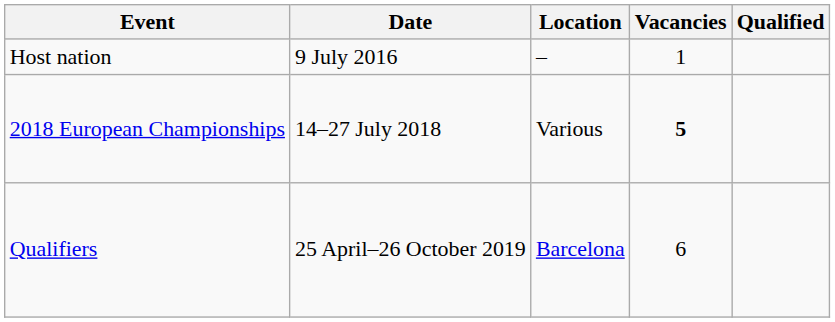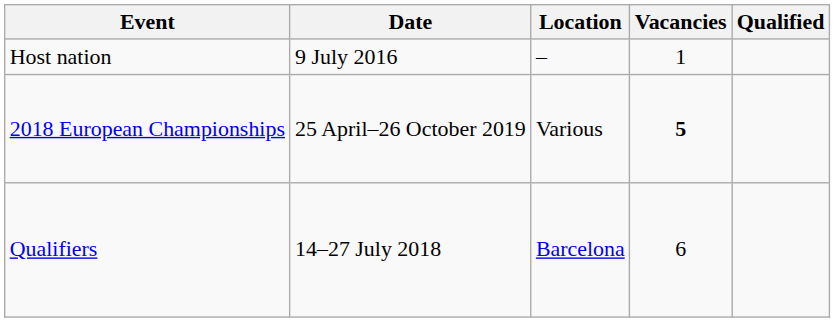(368, 128) 14–27 July 2018 -> (410, 128) 25 April–26 October 2019
(410, 249) 25 April–26 October 2019 -> (368, 249) 14–27 July 2018
